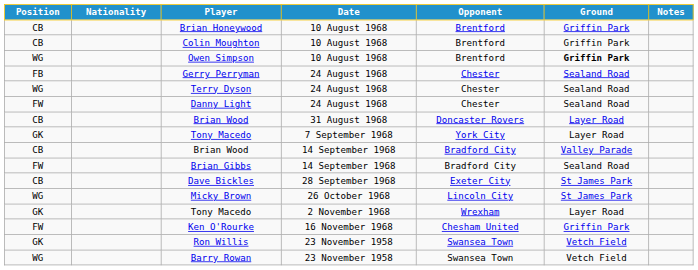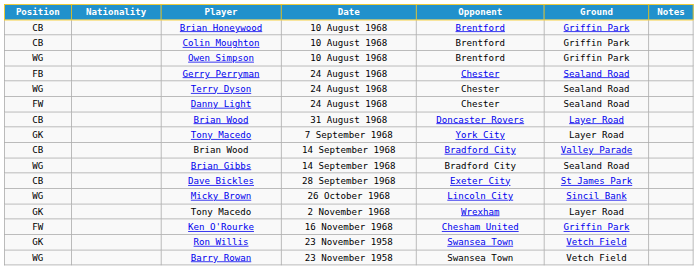(597, 58) bold -> (597, 58) normal
(38, 165) FW -> (38, 165) WG
(597, 196) St James Park -> (597, 196) Sincil Bank
